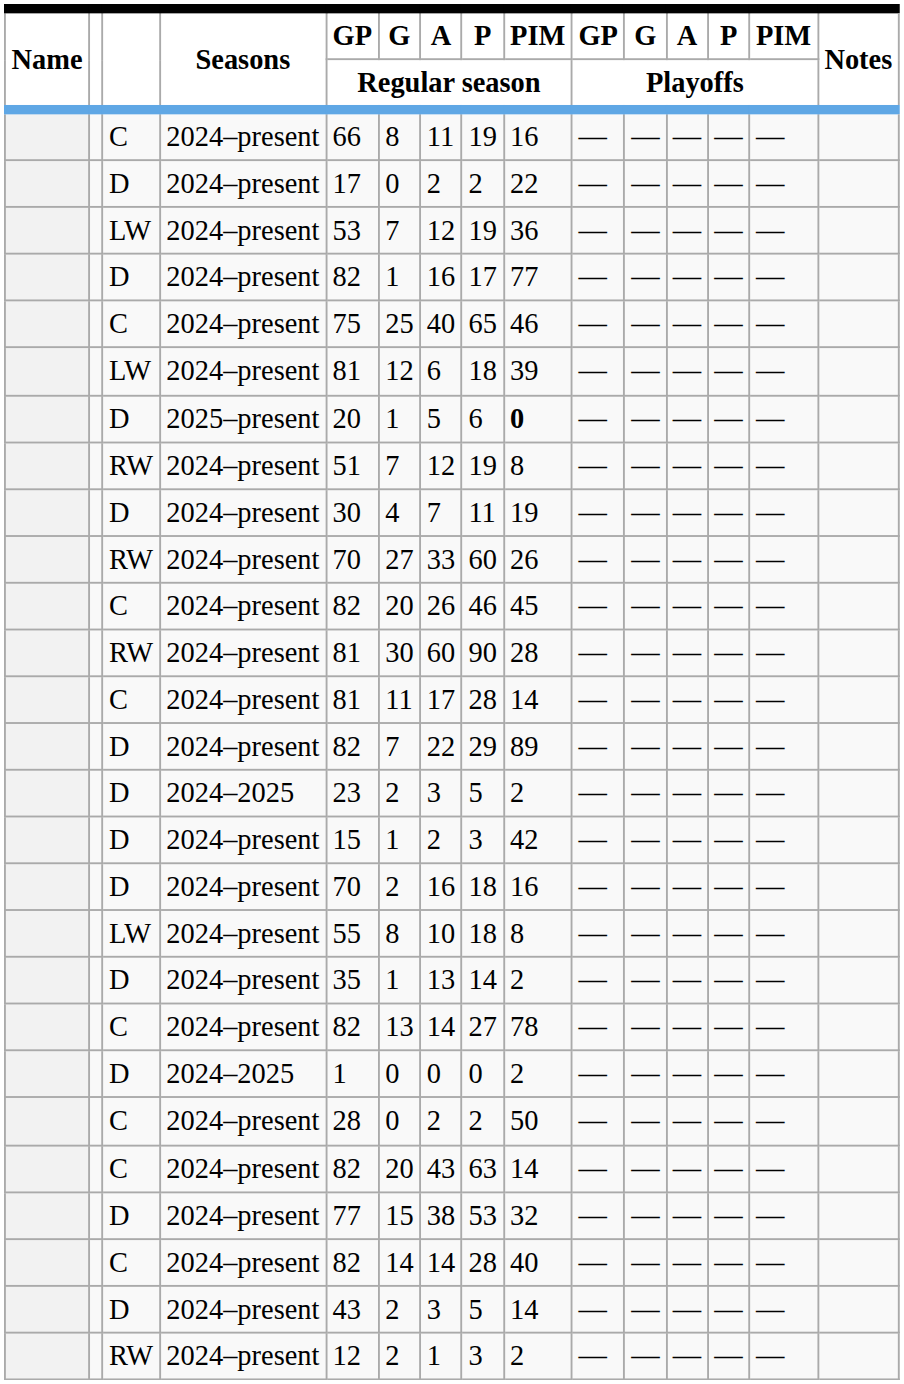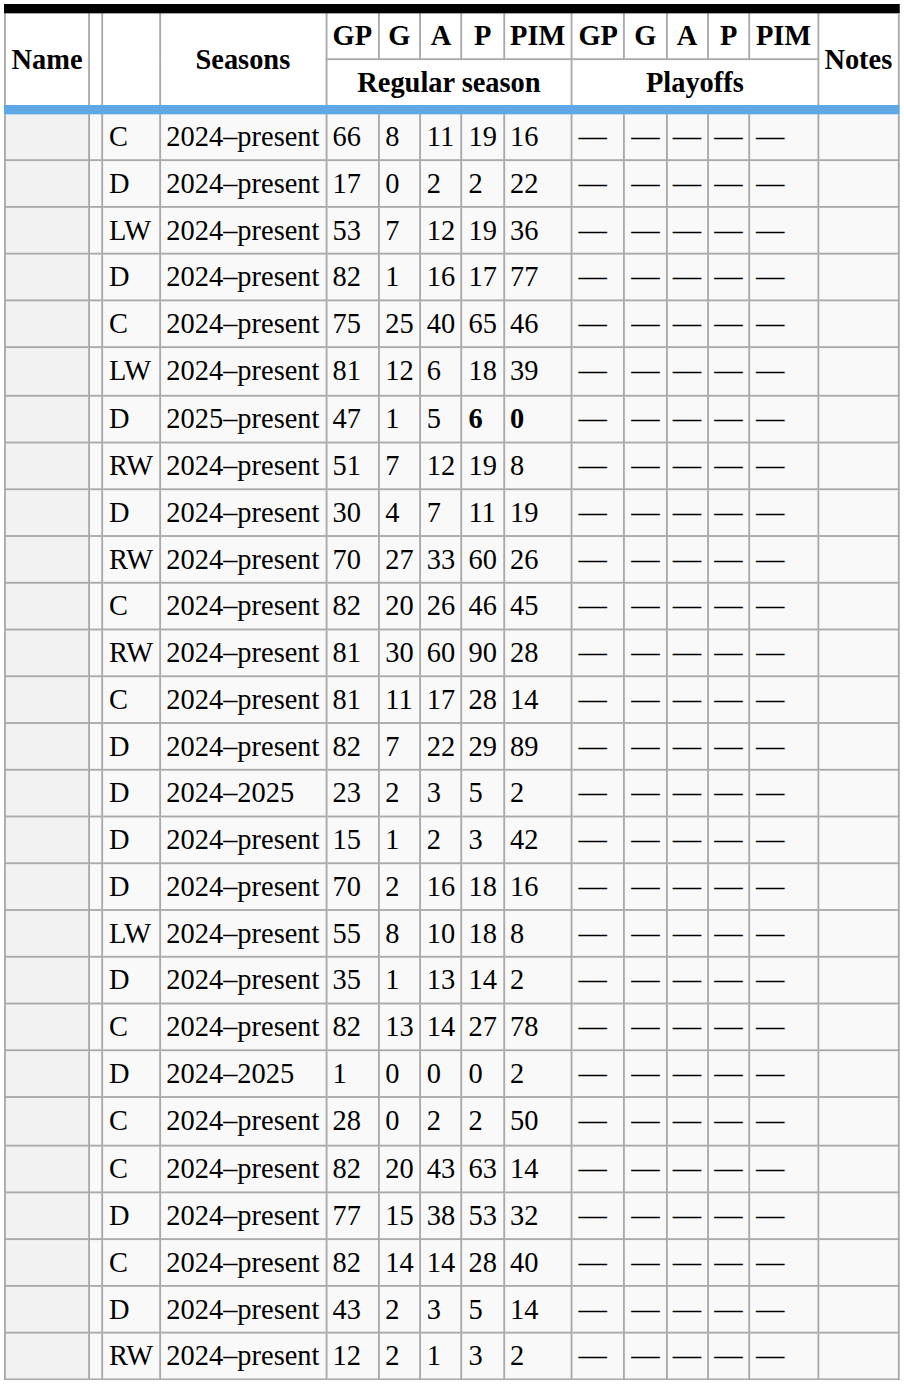(347, 418) 20 -> (347, 418) 47
(476, 418) normal -> (476, 418) bold
